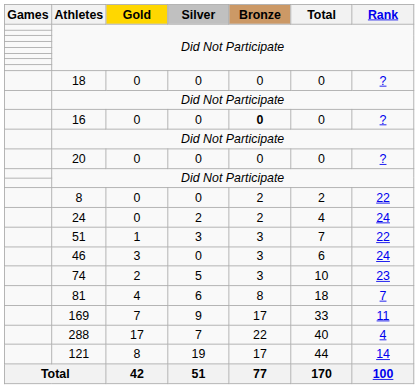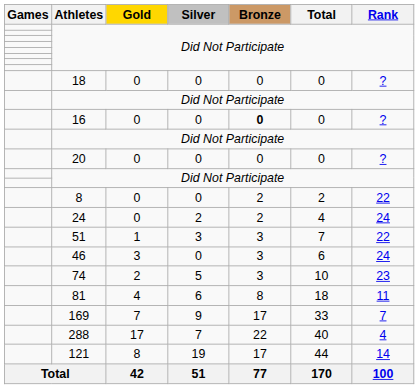(383, 296) 7 -> (383, 296) 11
(383, 315) 11 -> (383, 315) 7
